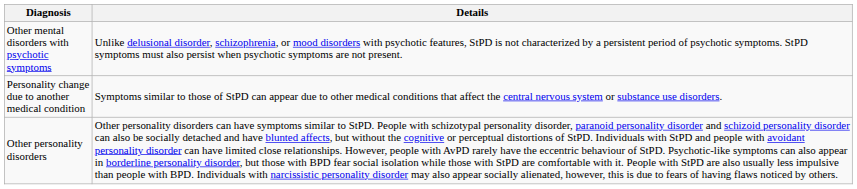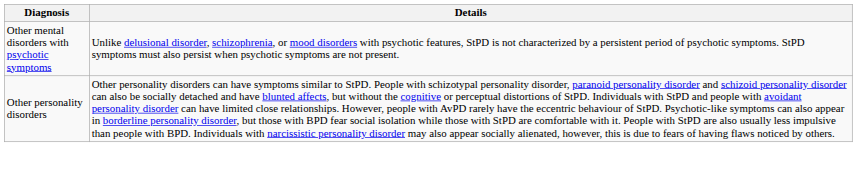- row: (48, 96)
